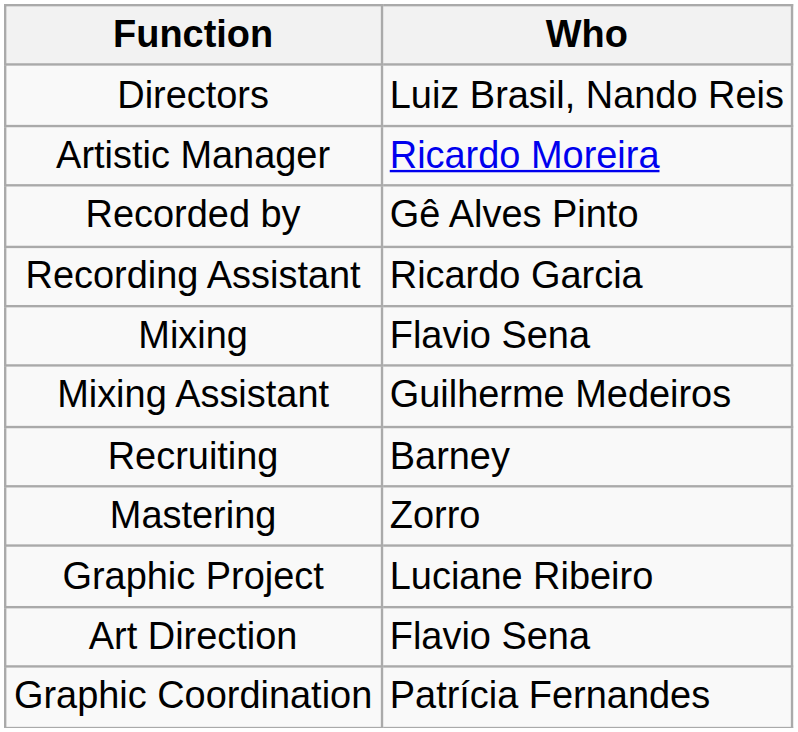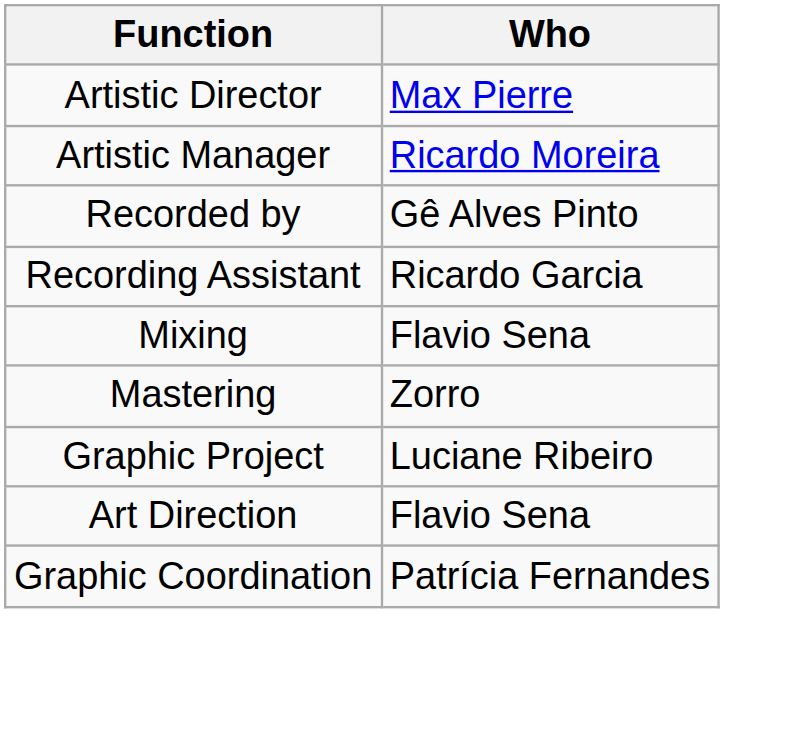- row: (193, 94)
+ row: (193, 94)
- row: (193, 395)
- row: (193, 455)
